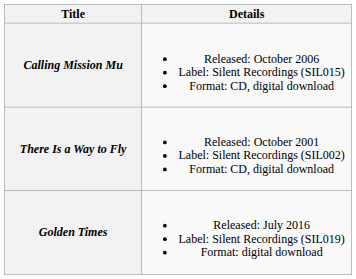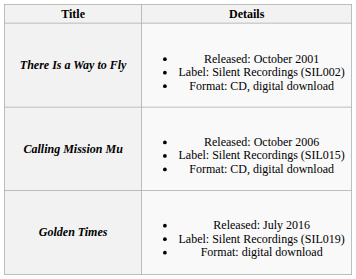rows swapped: (73, 148) <-> (73, 65)
